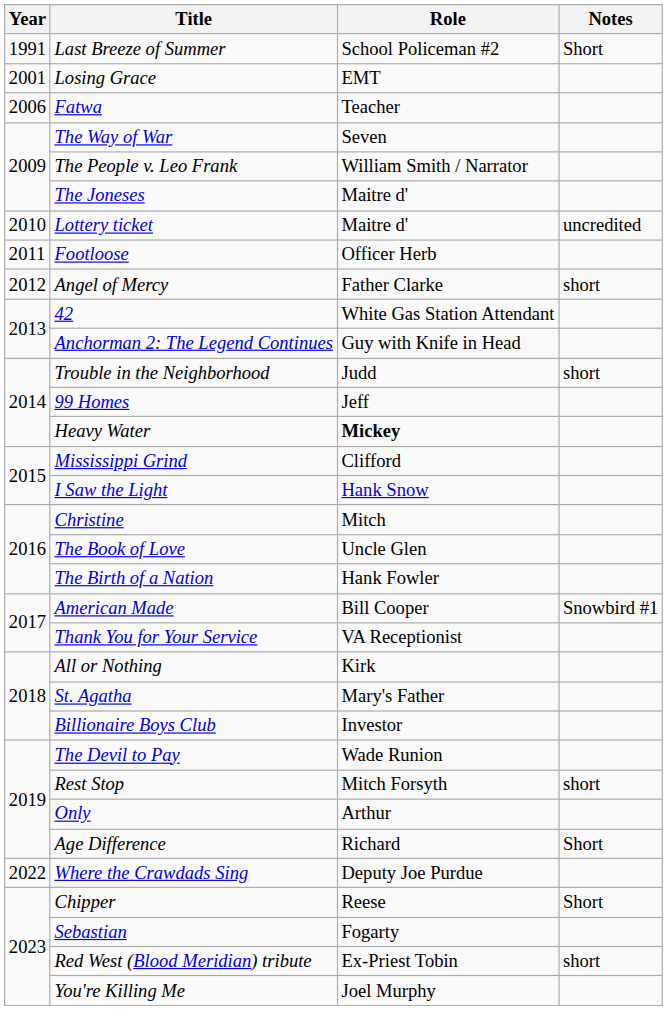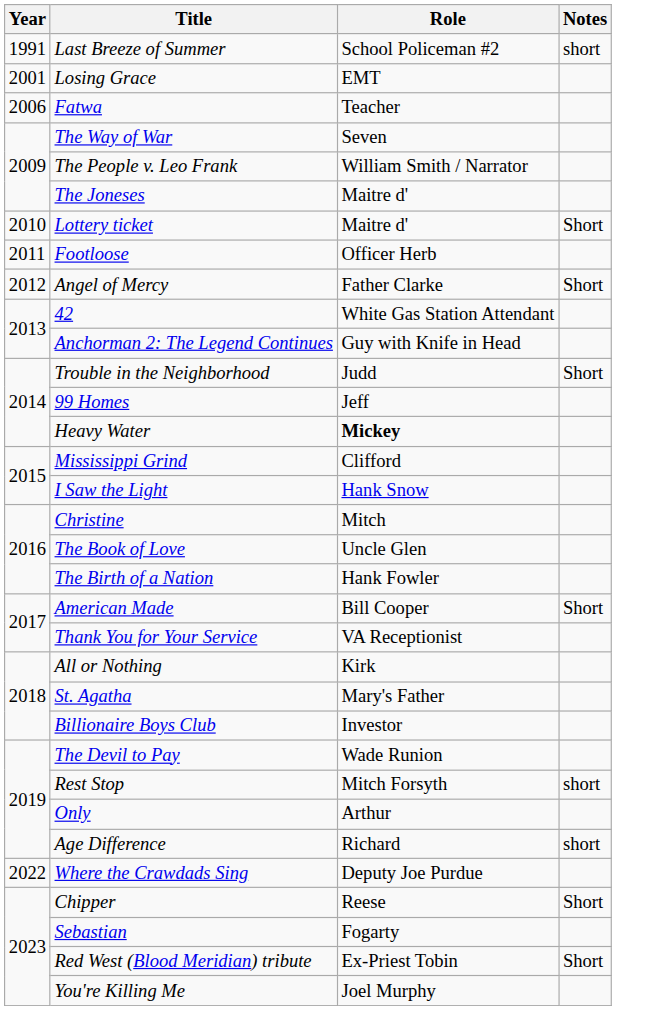(583, 48) Short -> (581, 48) short
(602, 225) uncredited -> (583, 225) Short
(581, 284) short -> (583, 284) Short
(581, 372) short -> (583, 372) Short
(611, 607) Snowbird #1 -> (583, 607) Short
(583, 843) Short -> (581, 843) short
(581, 961) short -> (583, 961) Short
